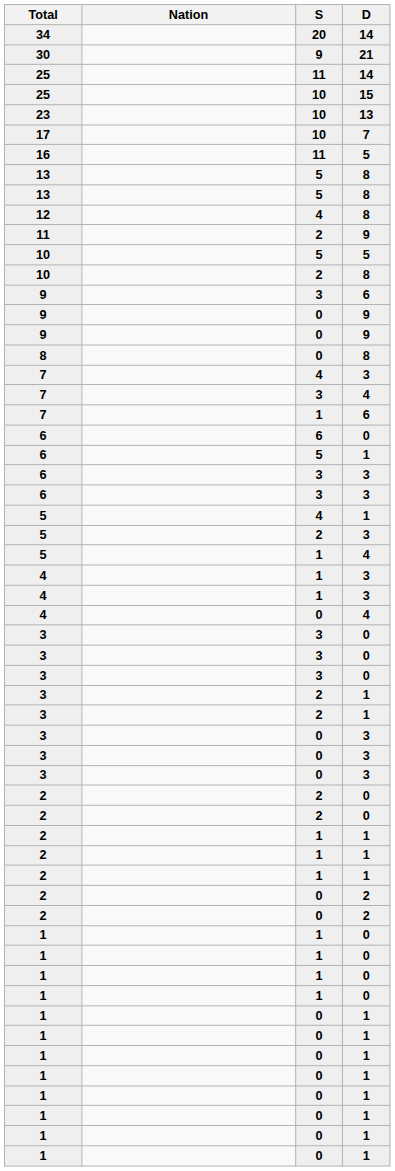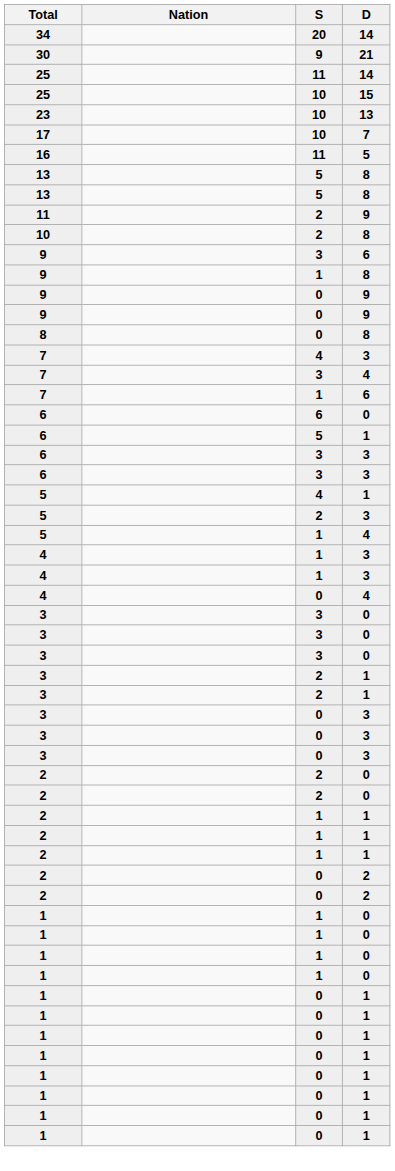- row: (43, 215)
- row: (43, 255)
+ row: (43, 275)
